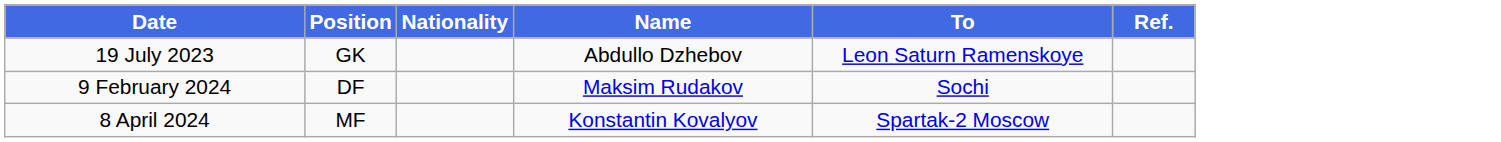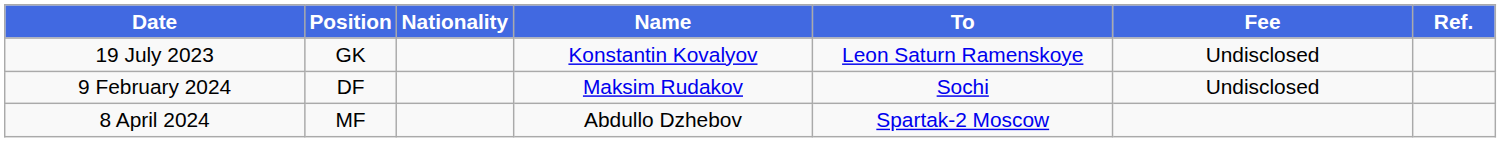+ column: (1263, 22)
(663, 55) Abdullo Dzhebov -> (663, 55) Konstantin Kovalyov
(663, 121) Konstantin Kovalyov -> (663, 121) Abdullo Dzhebov
